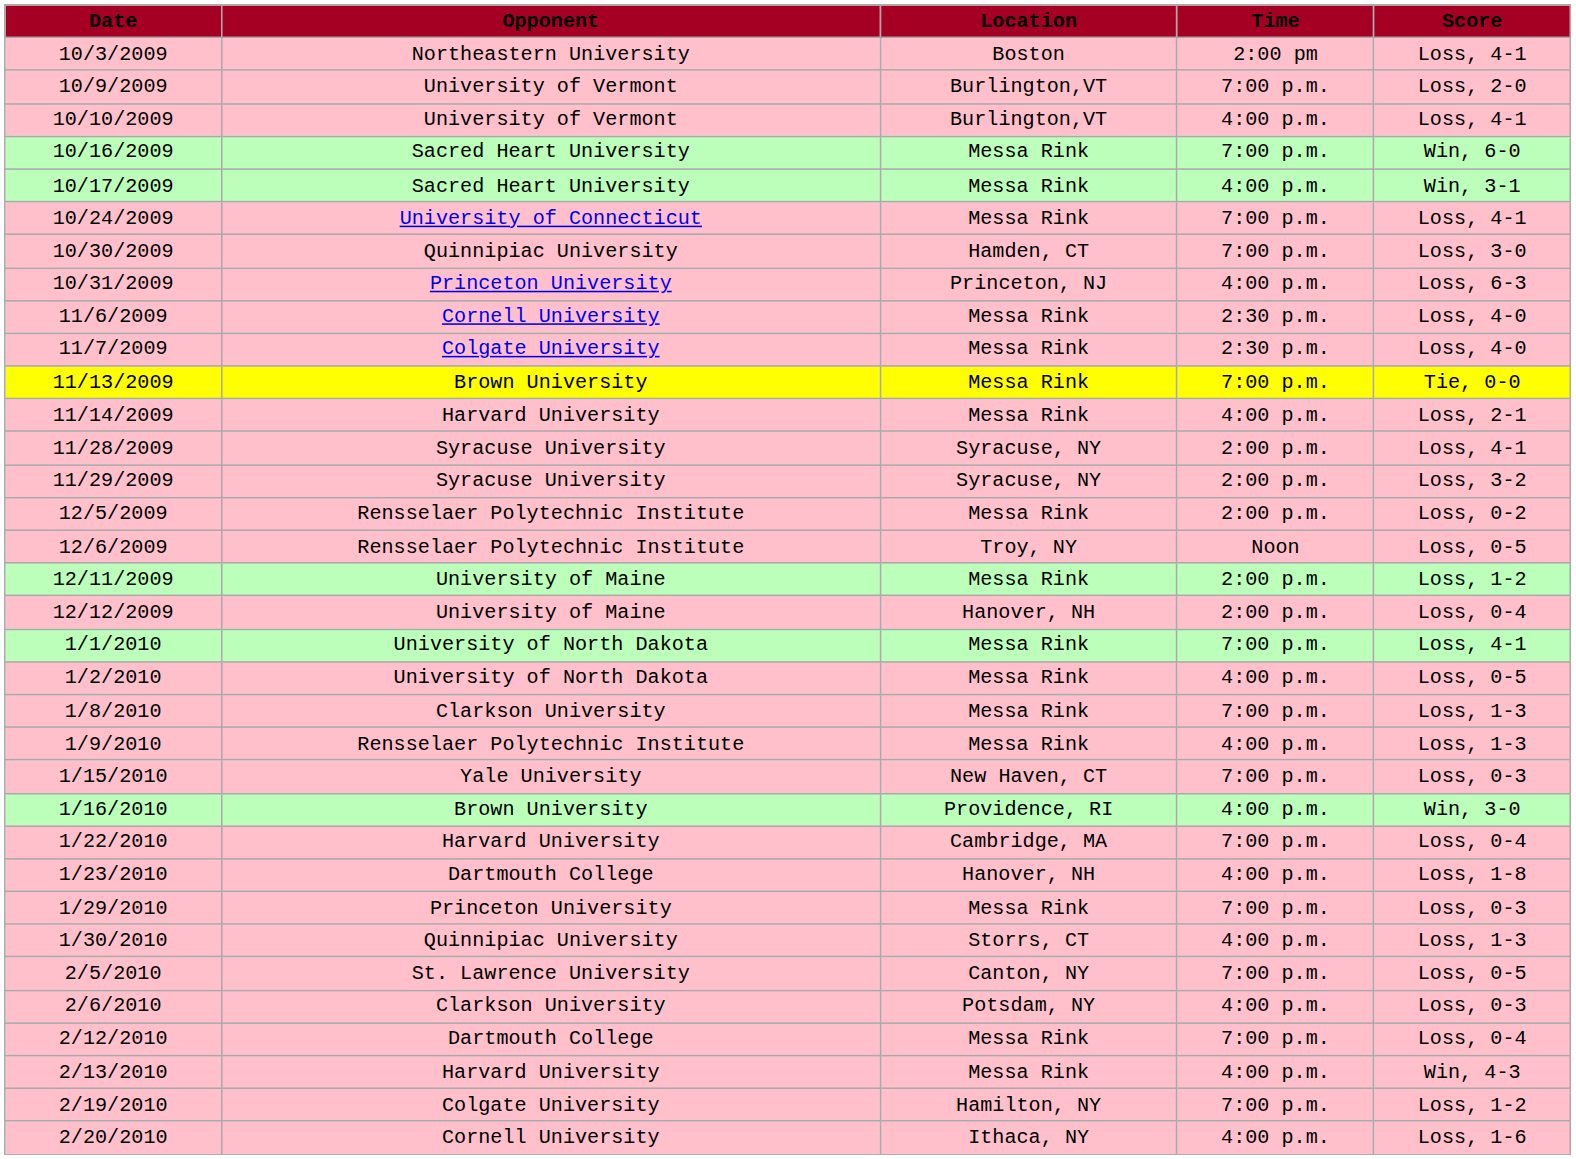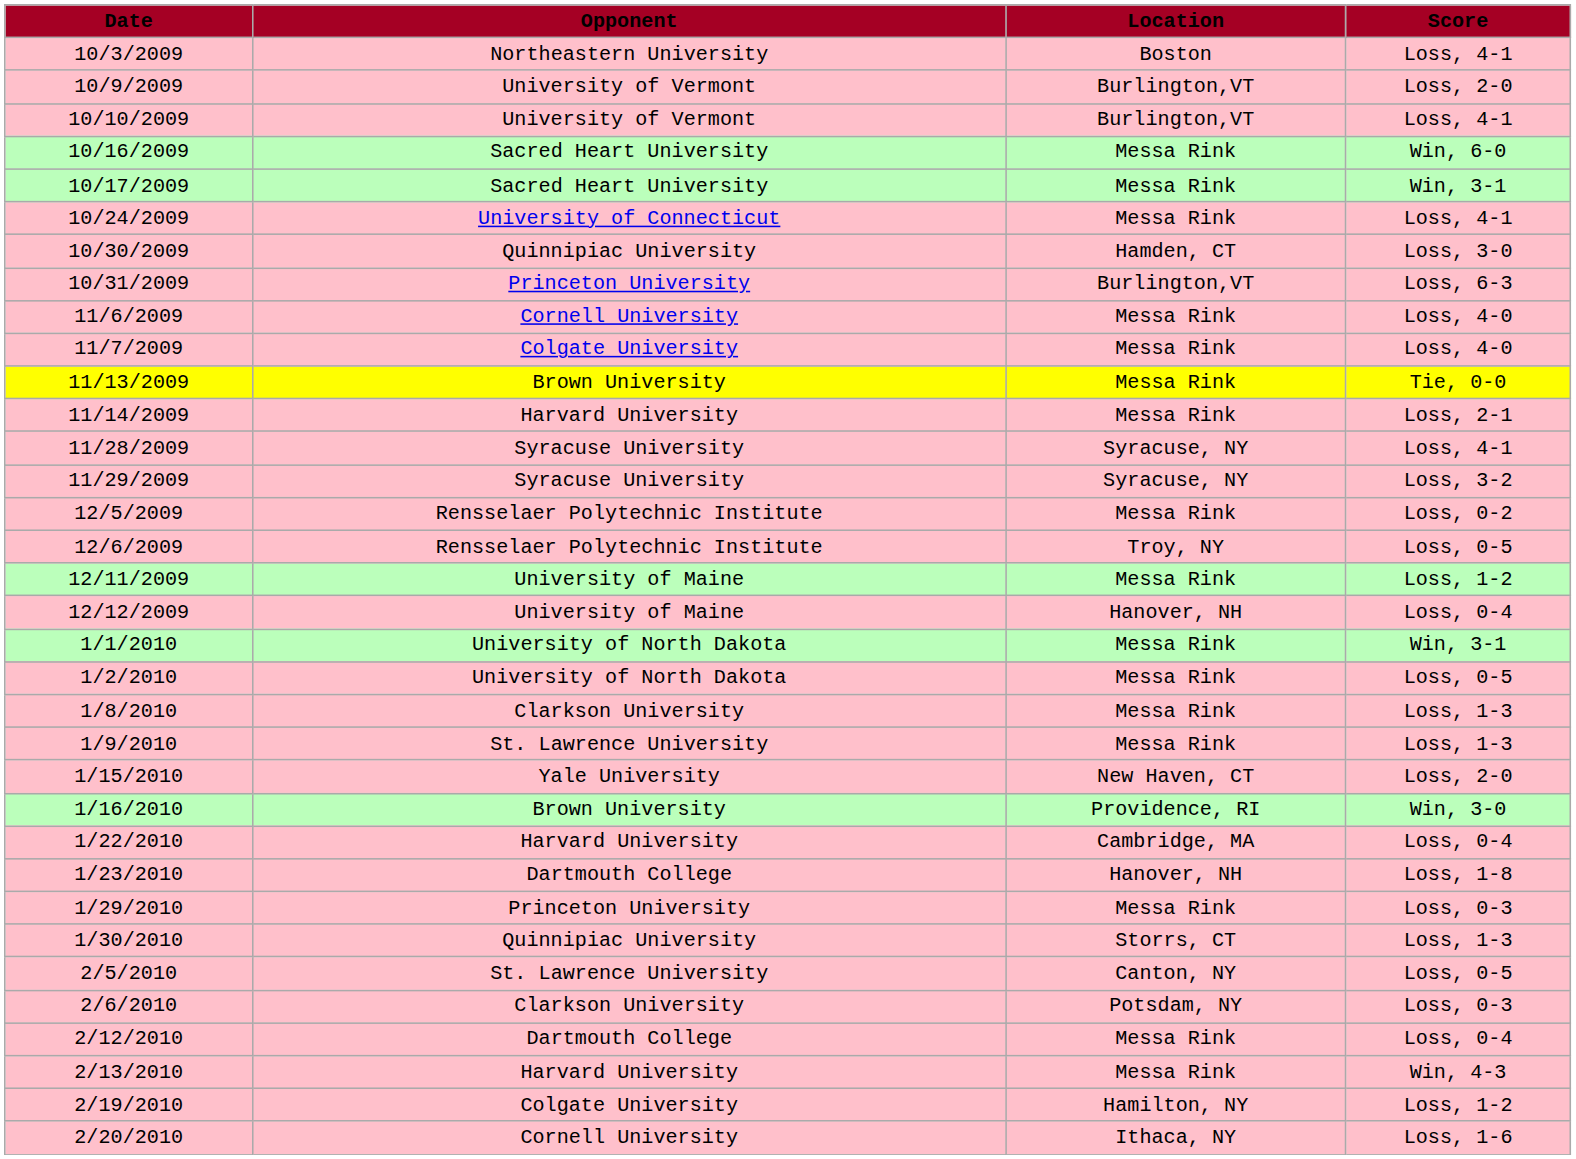- column: (1275, 21)
(1029, 284) Princeton, NJ -> (1176, 284) Burlington,VT
(1472, 645) Loss, 4-1 -> (1458, 645) Win, 3-1
(551, 744) Rensselaer Polytechnic Institute -> (629, 744) St. Lawrence University
(1472, 777) Loss, 0-3 -> (1458, 777) Loss, 2-0
